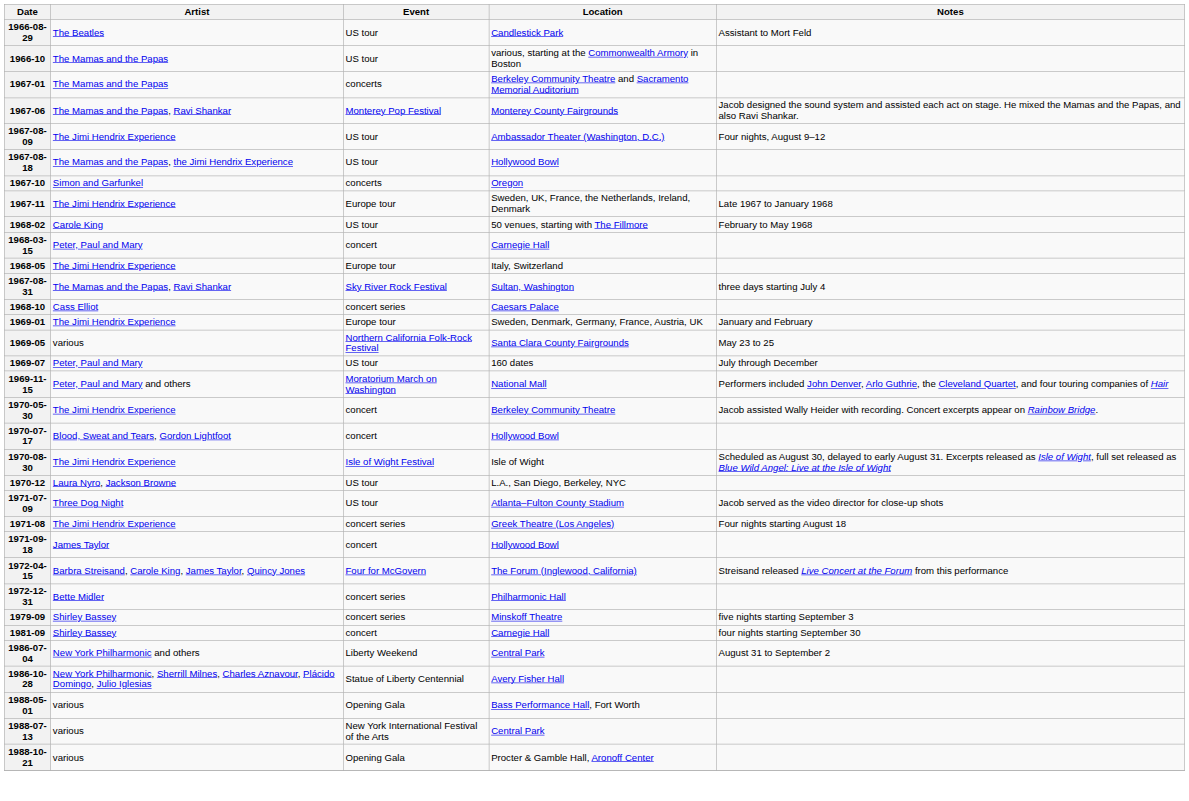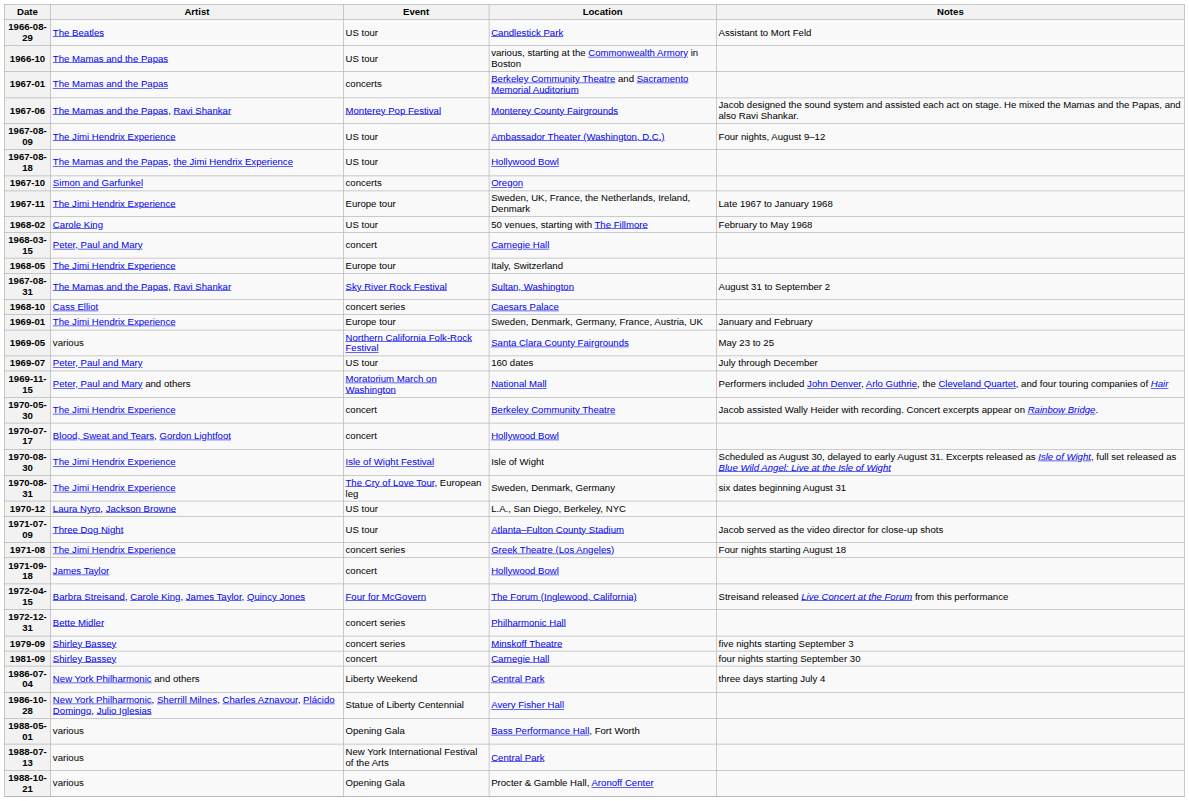(772, 286) three days starting July 4 -> (774, 286) August 31 to September 2
+ row: (27, 488)
(774, 653) August 31 to September 2 -> (772, 679) three days starting July 4
